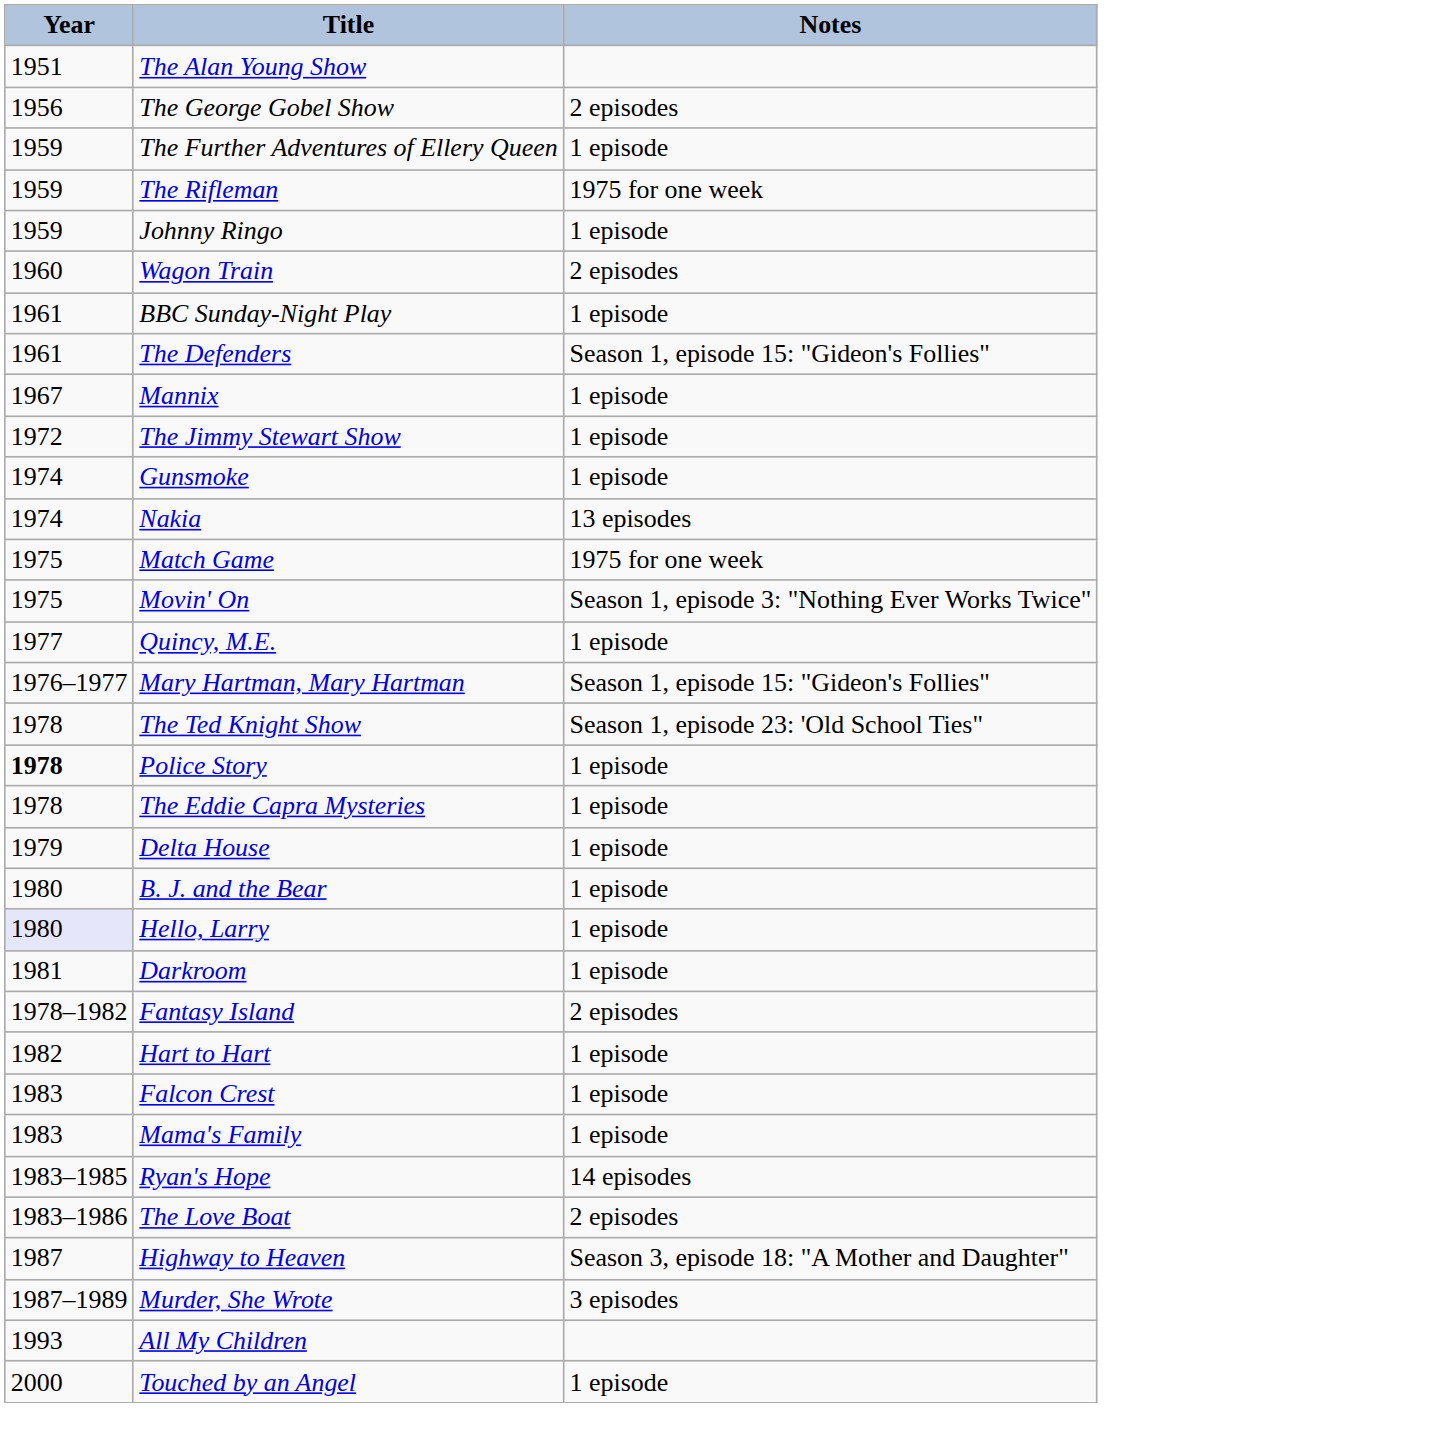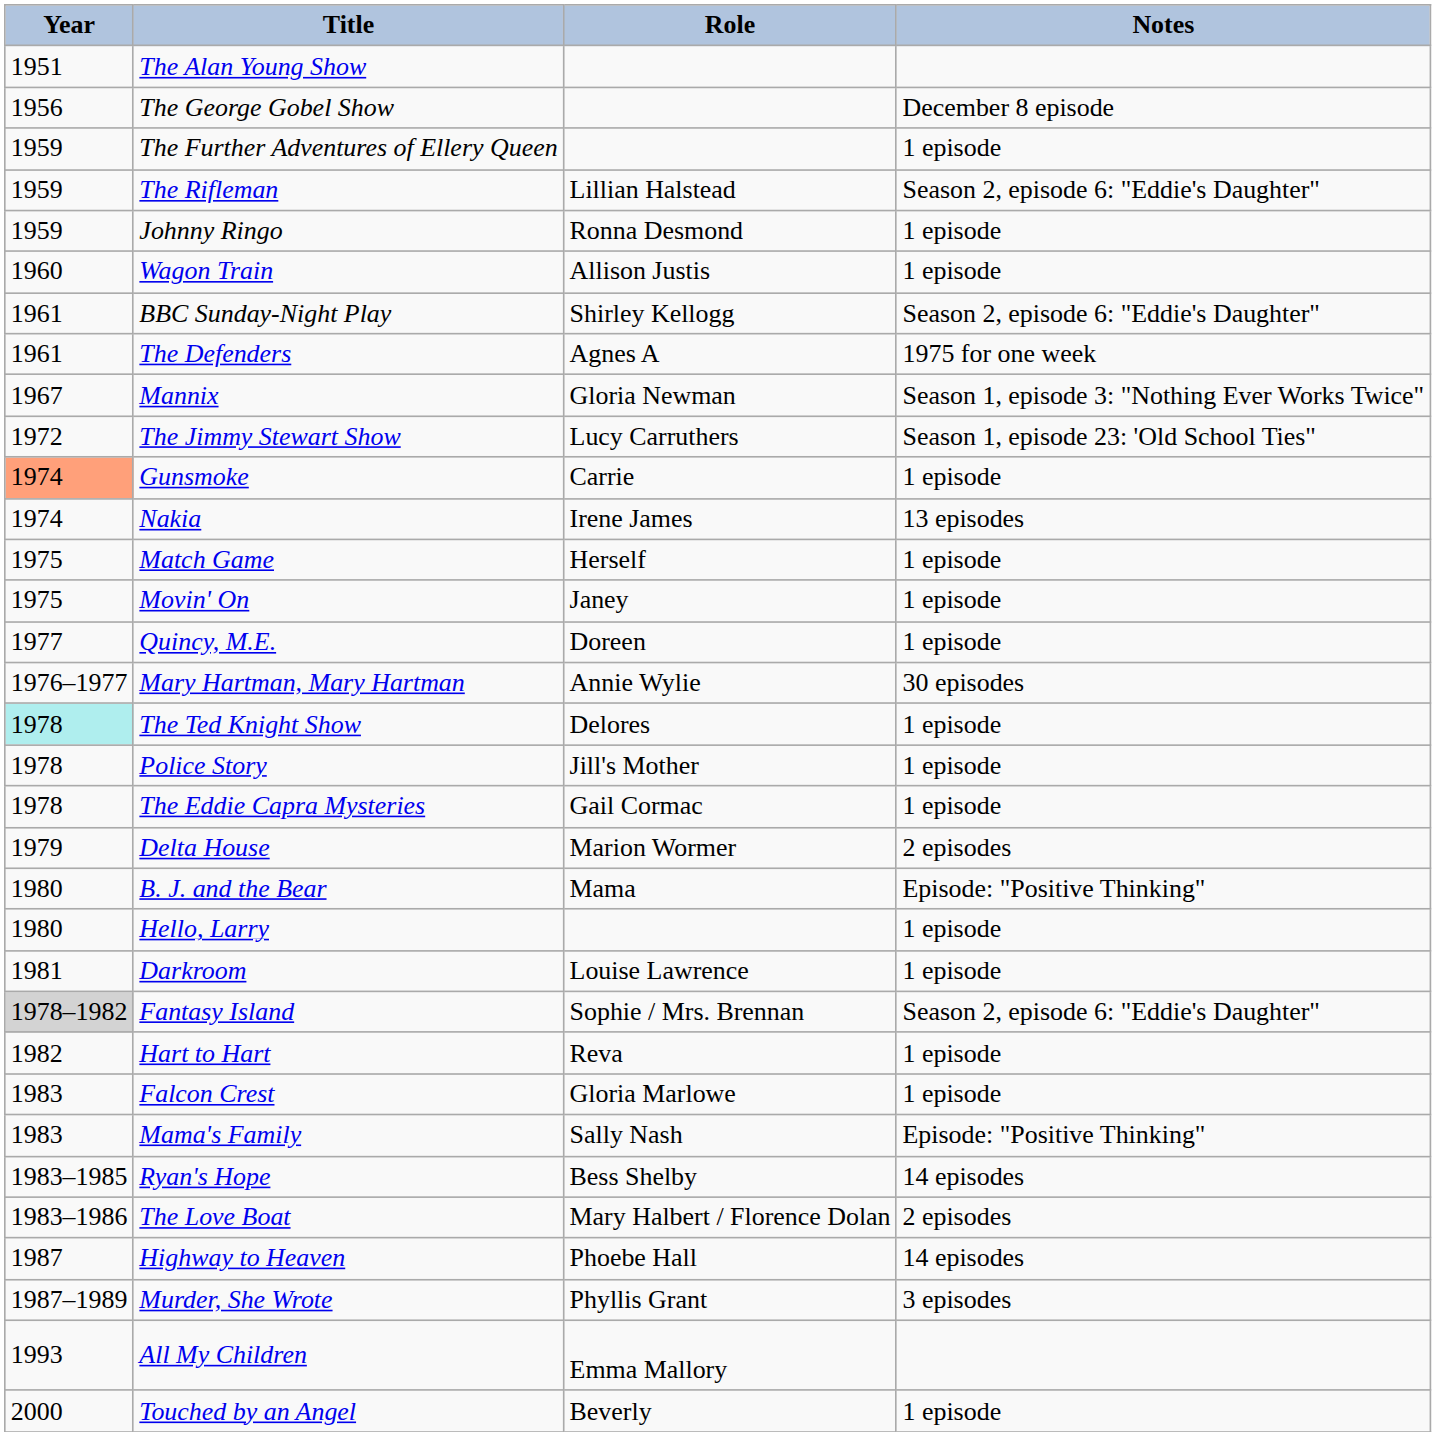+ column: (730, 25)
(624, 107) 2 episodes -> (1008, 107) December 8 episode
(666, 189) 1975 for one week -> (1111, 189) Season 2, episode 6: "Eddie's Daughter"
(624, 271) 2 episodes -> (952, 271) 1 episode
(619, 312) 1 episode -> (1111, 312) Season 2, episode 6: "Eddie's Daughter"
(780, 353) Season 1, episode 15: "Gideon's Follies" -> (999, 353) 1975 for one week
(619, 395) 1 episode -> (1163, 395) Season 1, episode 3: "Nothing Ever Works Twice"
(619, 436) 1 episode -> (1109, 436) Season 1, episode 23: 'Old School Ties"
(37, 477) no background -> (37, 477) lightsalmon background
(666, 559) 1975 for one week -> (952, 559) 1 episode
(830, 600) Season 1, episode 3: "Nothing Ever Works Twice" -> (952, 600) 1 episode
(780, 682) Season 1, episode 15: "Gideon's Follies" -> (963, 682) 30 episodes
(37, 723) no background -> (37, 723) paleturquoise background
(776, 723) Season 1, episode 23: 'Old School Ties" -> (952, 723) 1 episode
(37, 764) bold -> (37, 764) normal
(619, 847) 1 episode -> (957, 847) 2 episodes
(619, 888) 1 episode -> (1054, 888) Episode: "Positive Thinking"
(37, 929) lavender background -> (37, 929) no background
(69, 1011) no background -> (69, 1011) lightgrey background
(624, 1011) 2 episodes -> (1111, 1011) Season 2, episode 6: "Eddie's Daughter"
(619, 1134) 1 episode -> (1054, 1134) Episode: "Positive Thinking"
(819, 1258) Season 3, episode 18: "A Mother and Daughter" -> (963, 1258) 14 episodes
